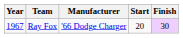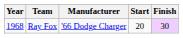(15, 26) 1967 -> (15, 26) 1968
